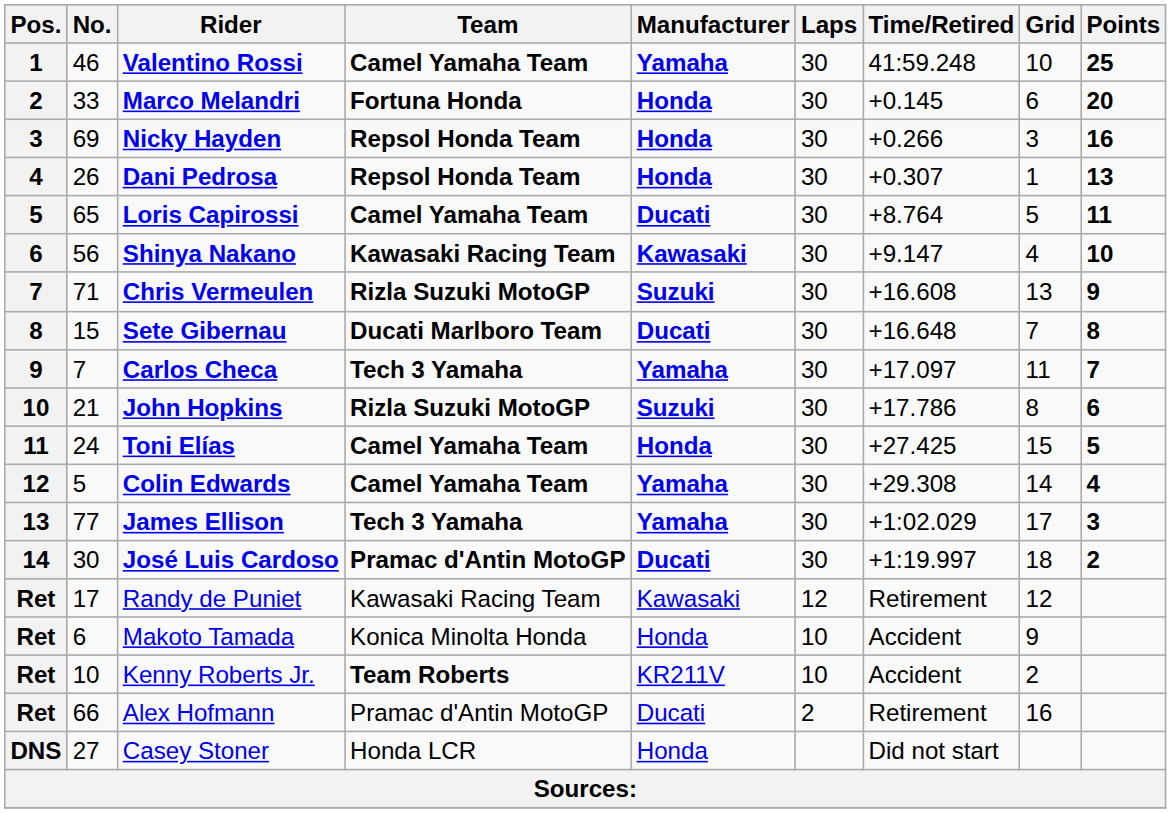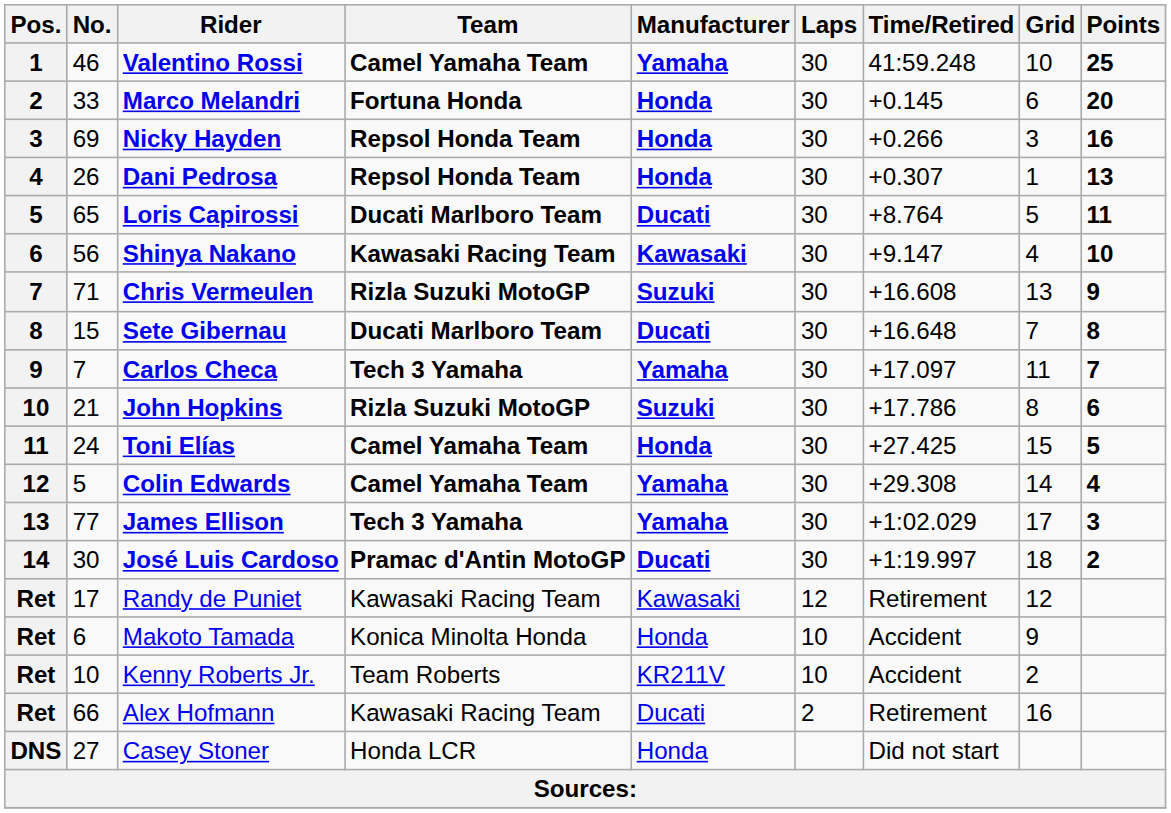(469, 215) Camel Yamaha Team -> (476, 215) Ducati Marlboro Team
(430, 675) bold -> (425, 675) normal
(479, 713) Pramac d'Antin MotoGP -> (475, 713) Kawasaki Racing Team
